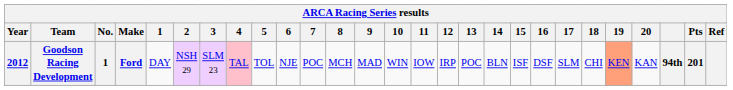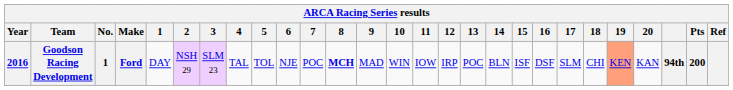(18, 63) 2012 -> (18, 63) 2016
(239, 63) pink background -> (239, 63) no background
(340, 63) normal -> (341, 63) bold
(696, 63) 201 -> (697, 63) 200
